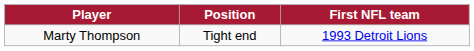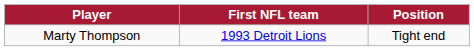columns swapped: (230, 14) <-> (375, 14)
